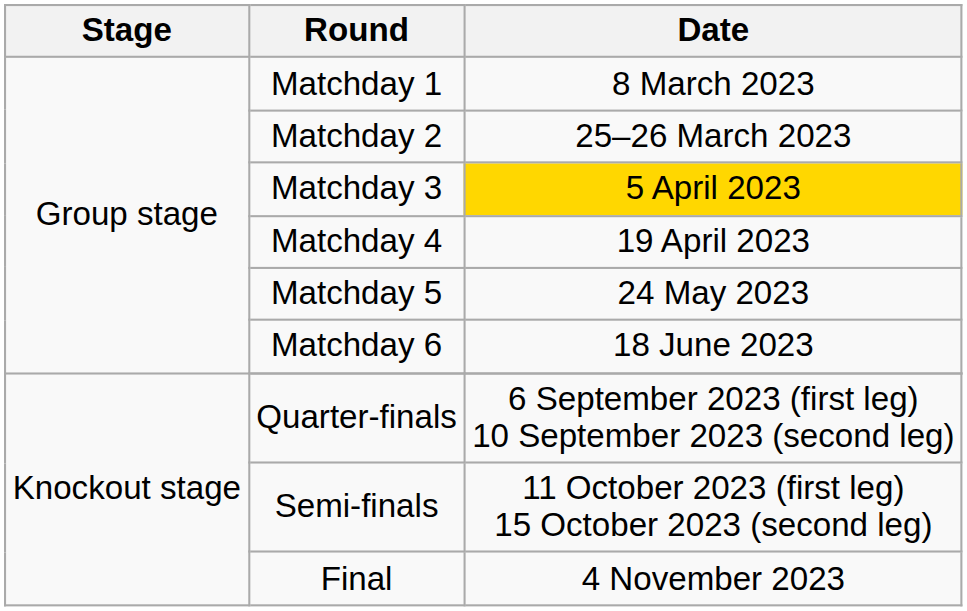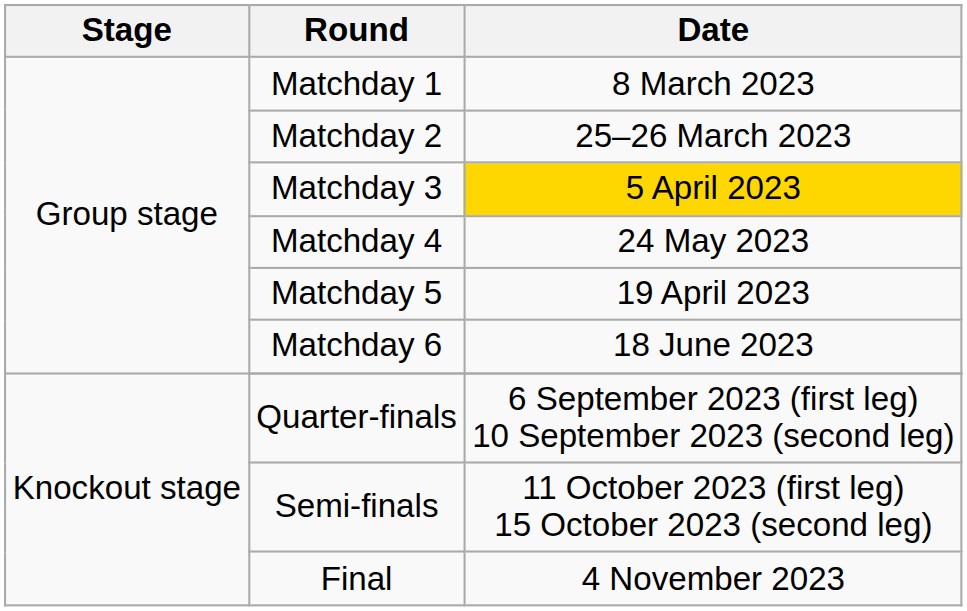(713, 240) 19 April 2023 -> (713, 240) 24 May 2023
(713, 293) 24 May 2023 -> (713, 293) 19 April 2023
